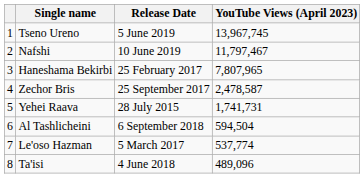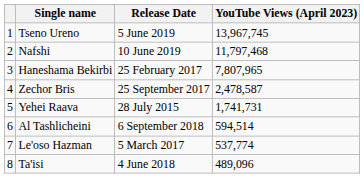(242, 51) 11,797,467 -> (242, 51) 11,797,468
(234, 126) 594,504 -> (234, 126) 594,514
